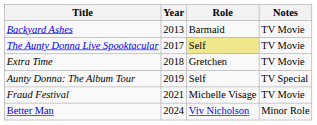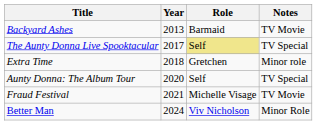(283, 45) TV Movie -> (285, 45) TV Special
(283, 62) TV Movie -> (284, 62) Minor role
(174, 78) 2019 -> (174, 78) 2020
